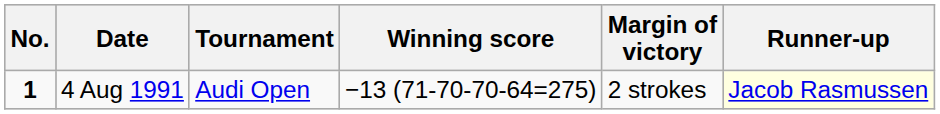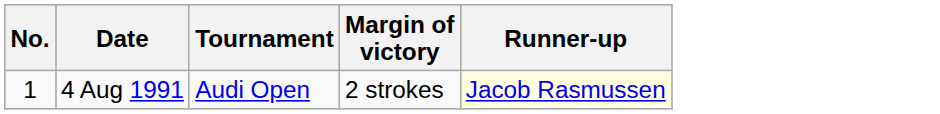- column: (471, 38)
(30, 90) bold -> (30, 90) normal
